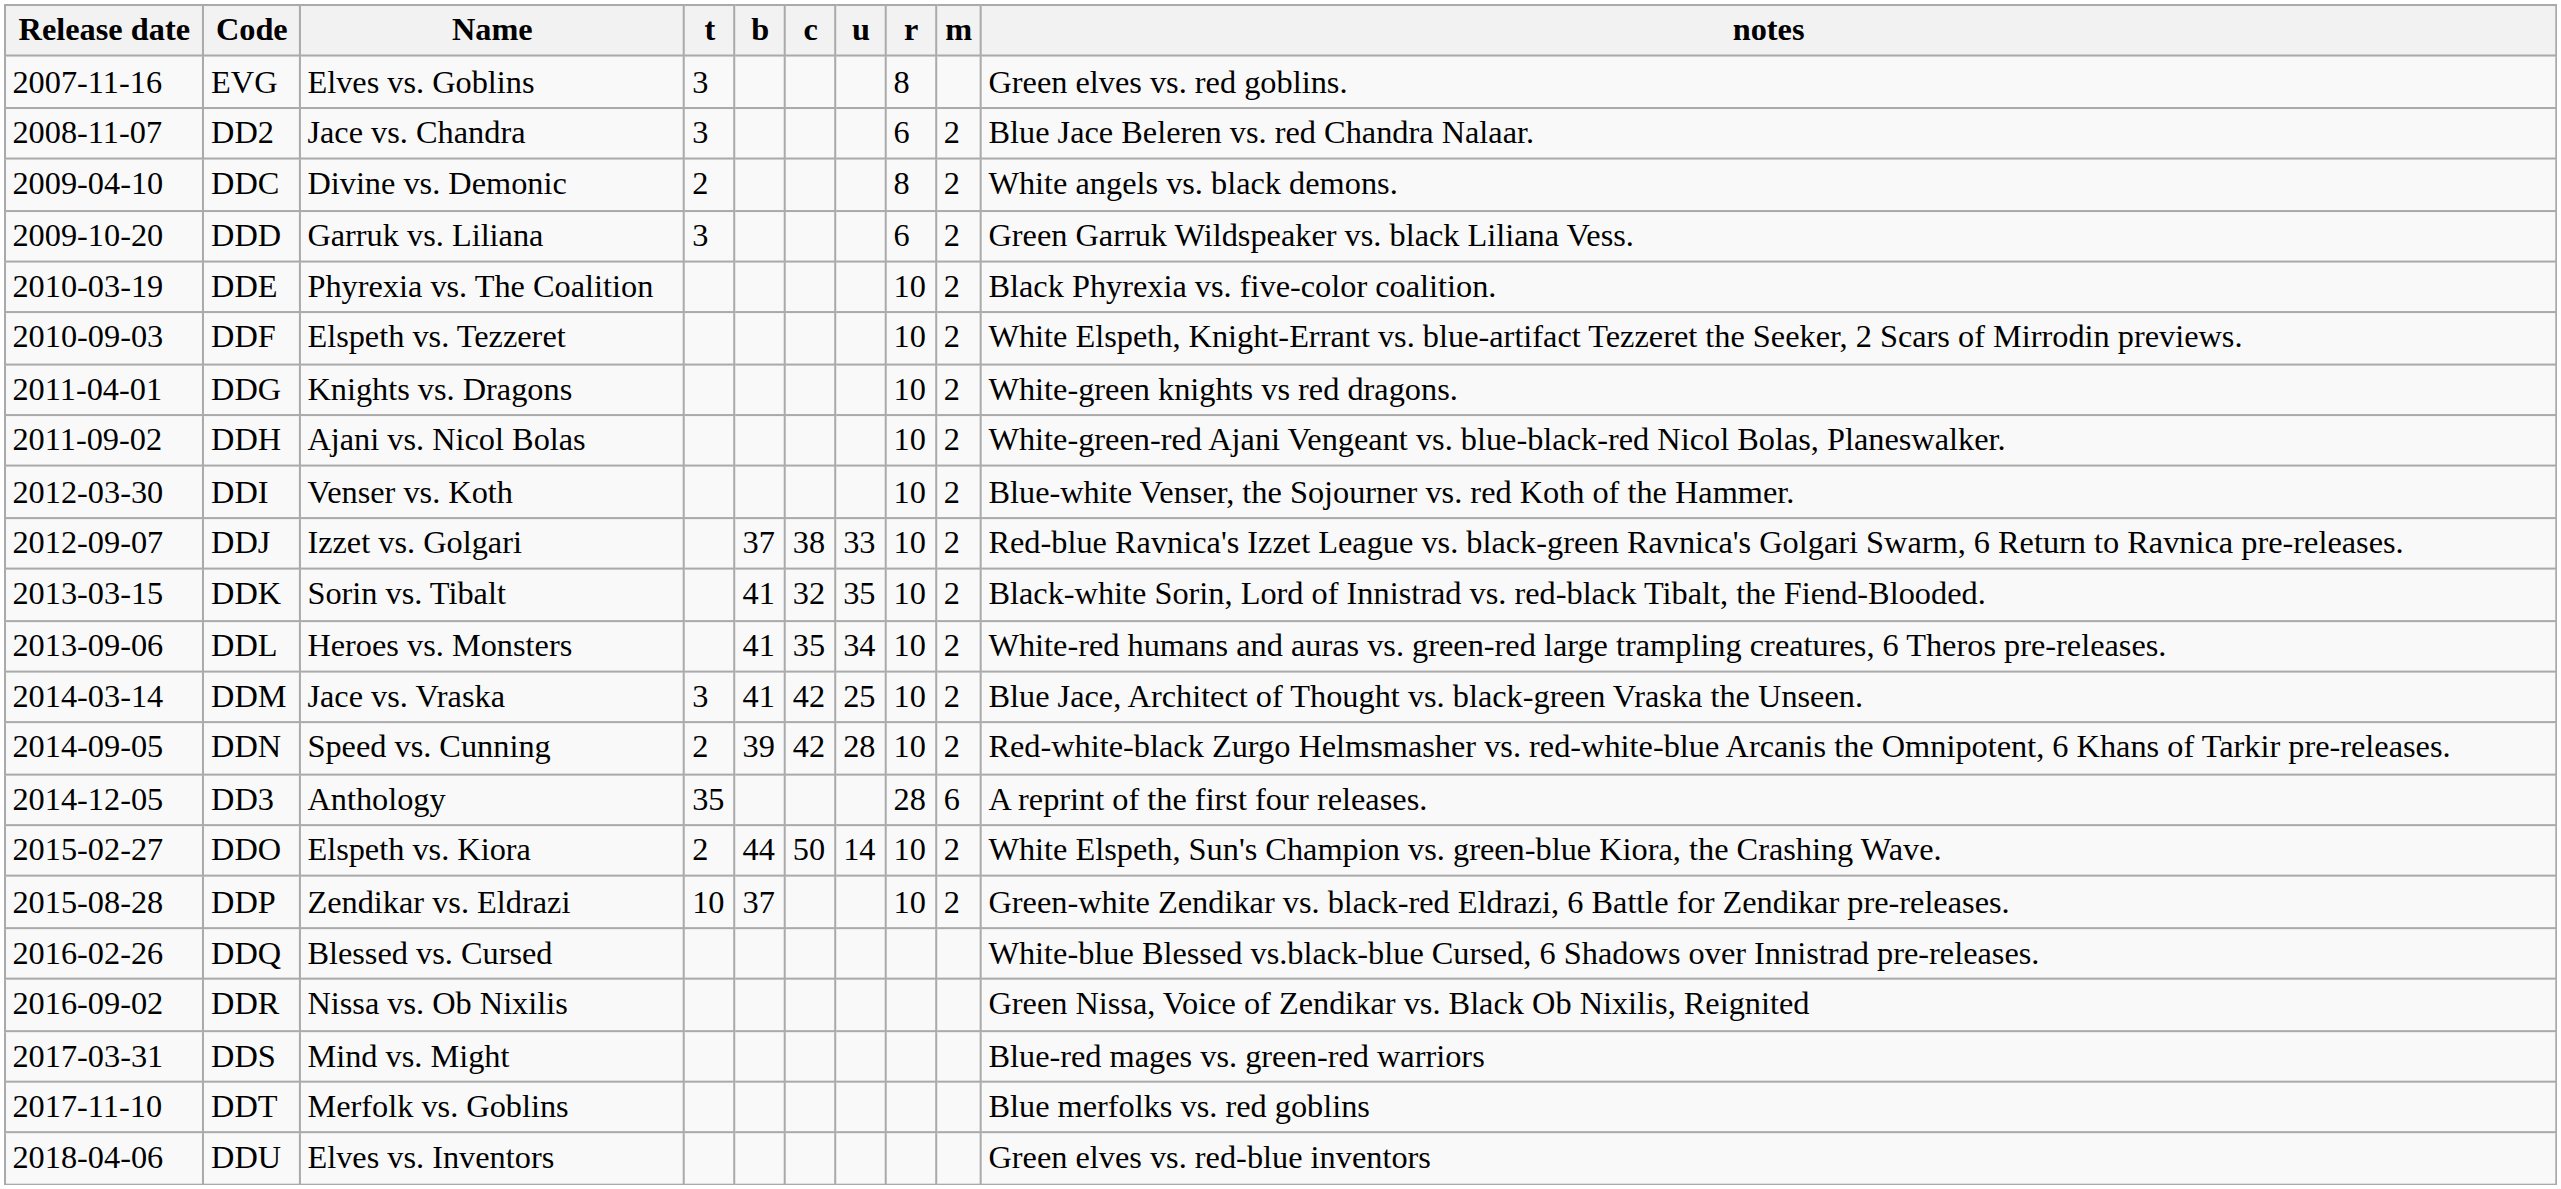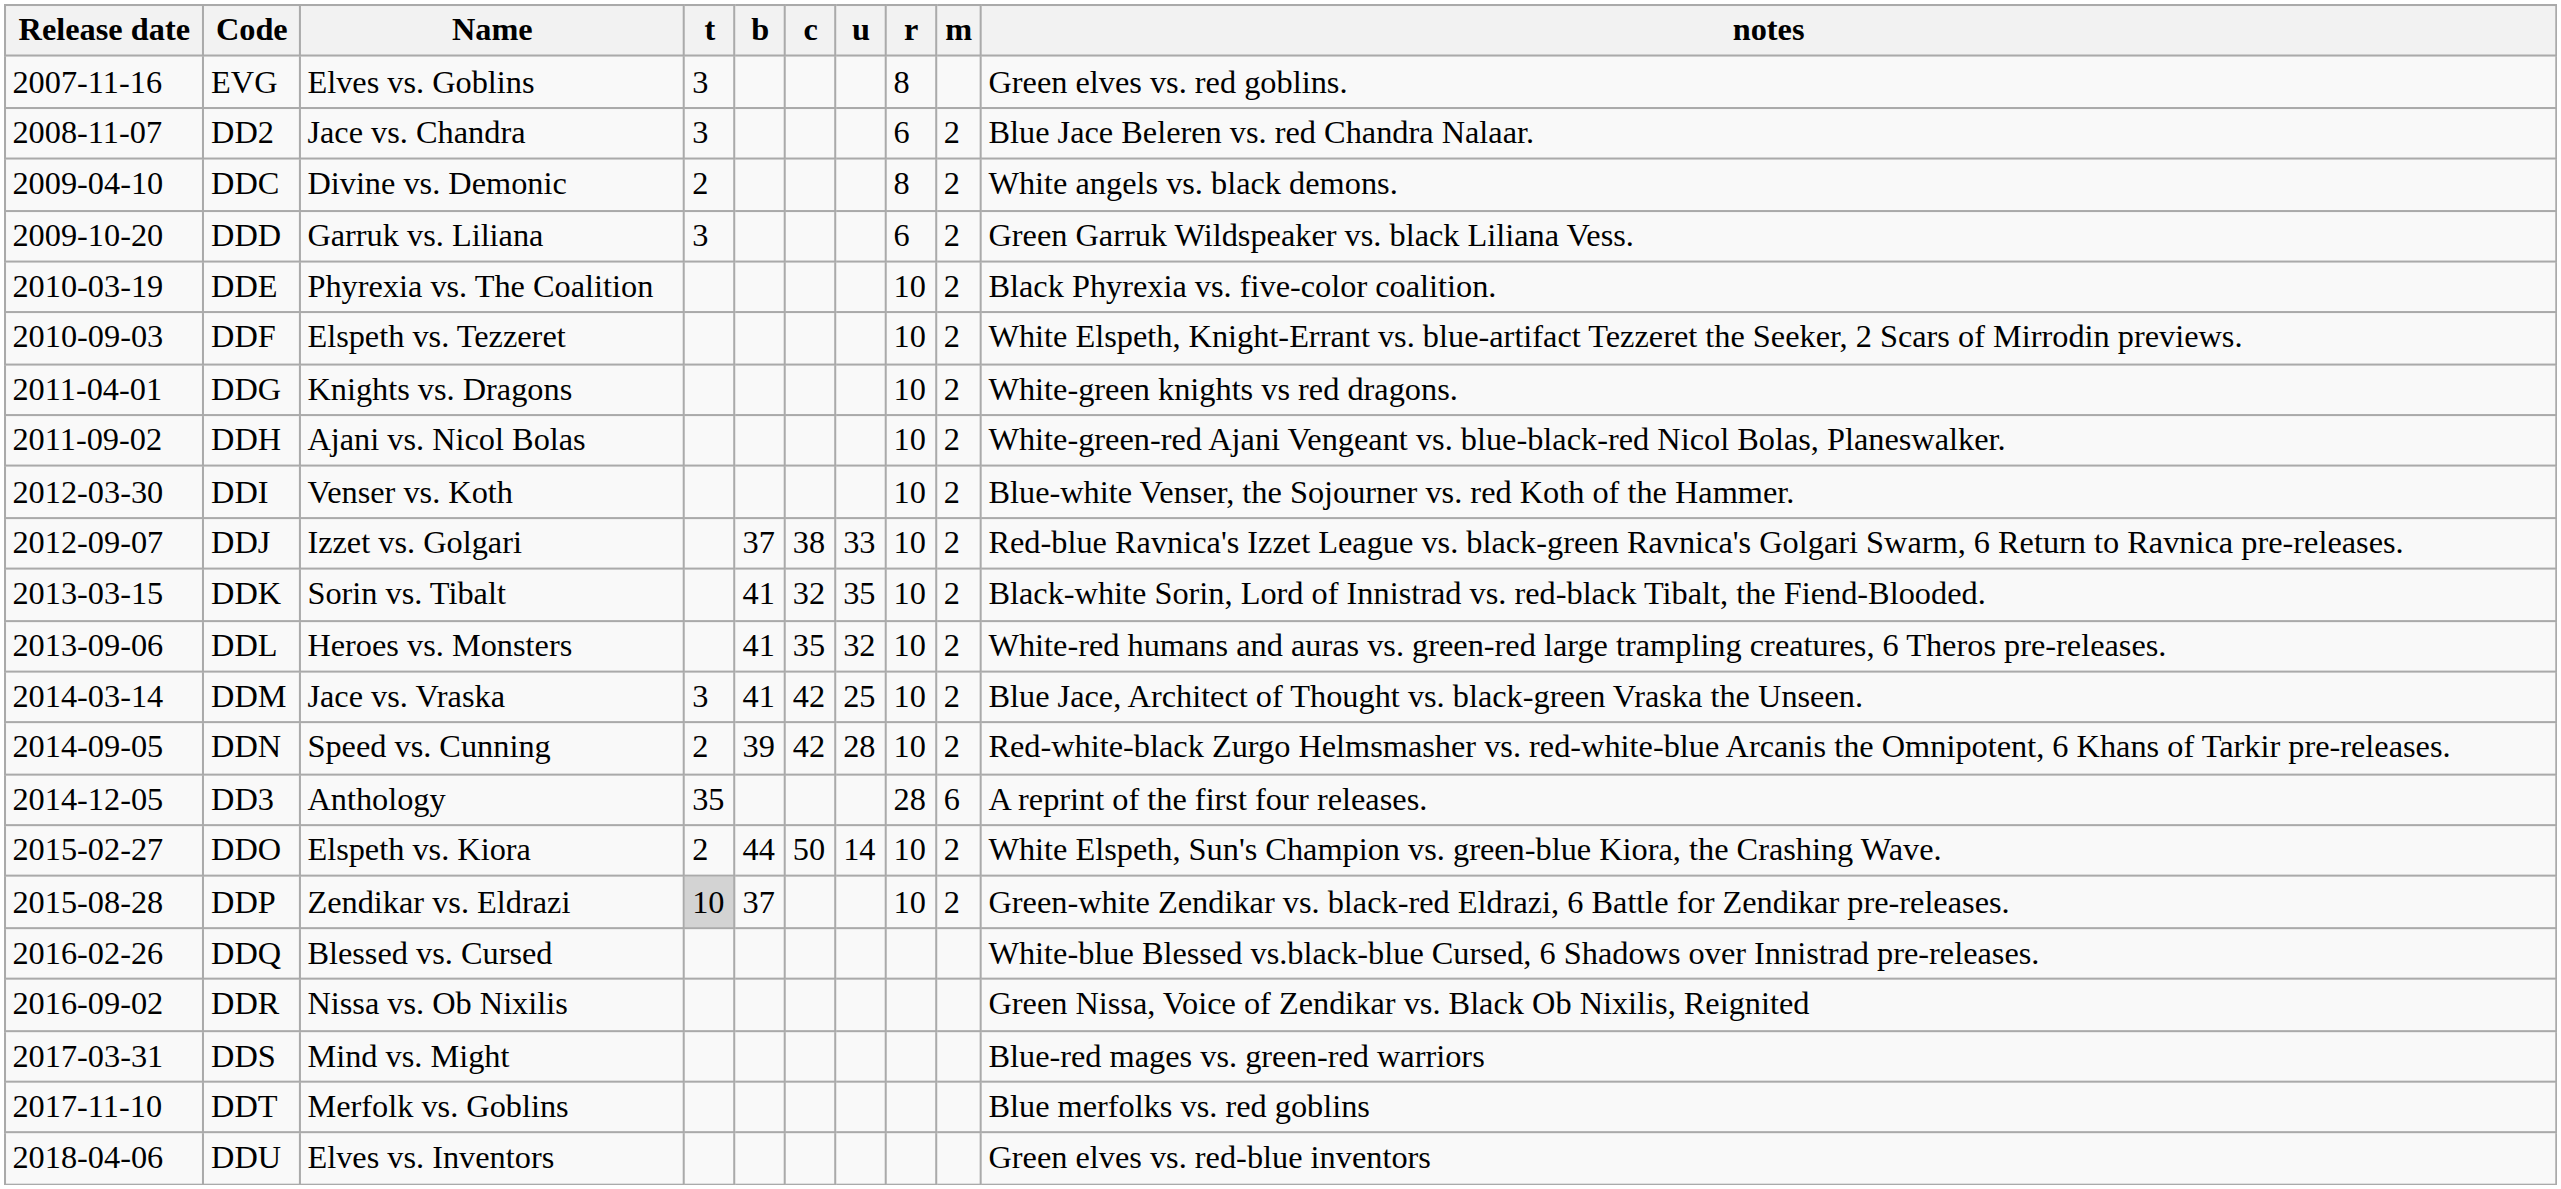(859, 645) 34 -> (859, 645) 32
(708, 901) no background -> (708, 901) lightgrey background
